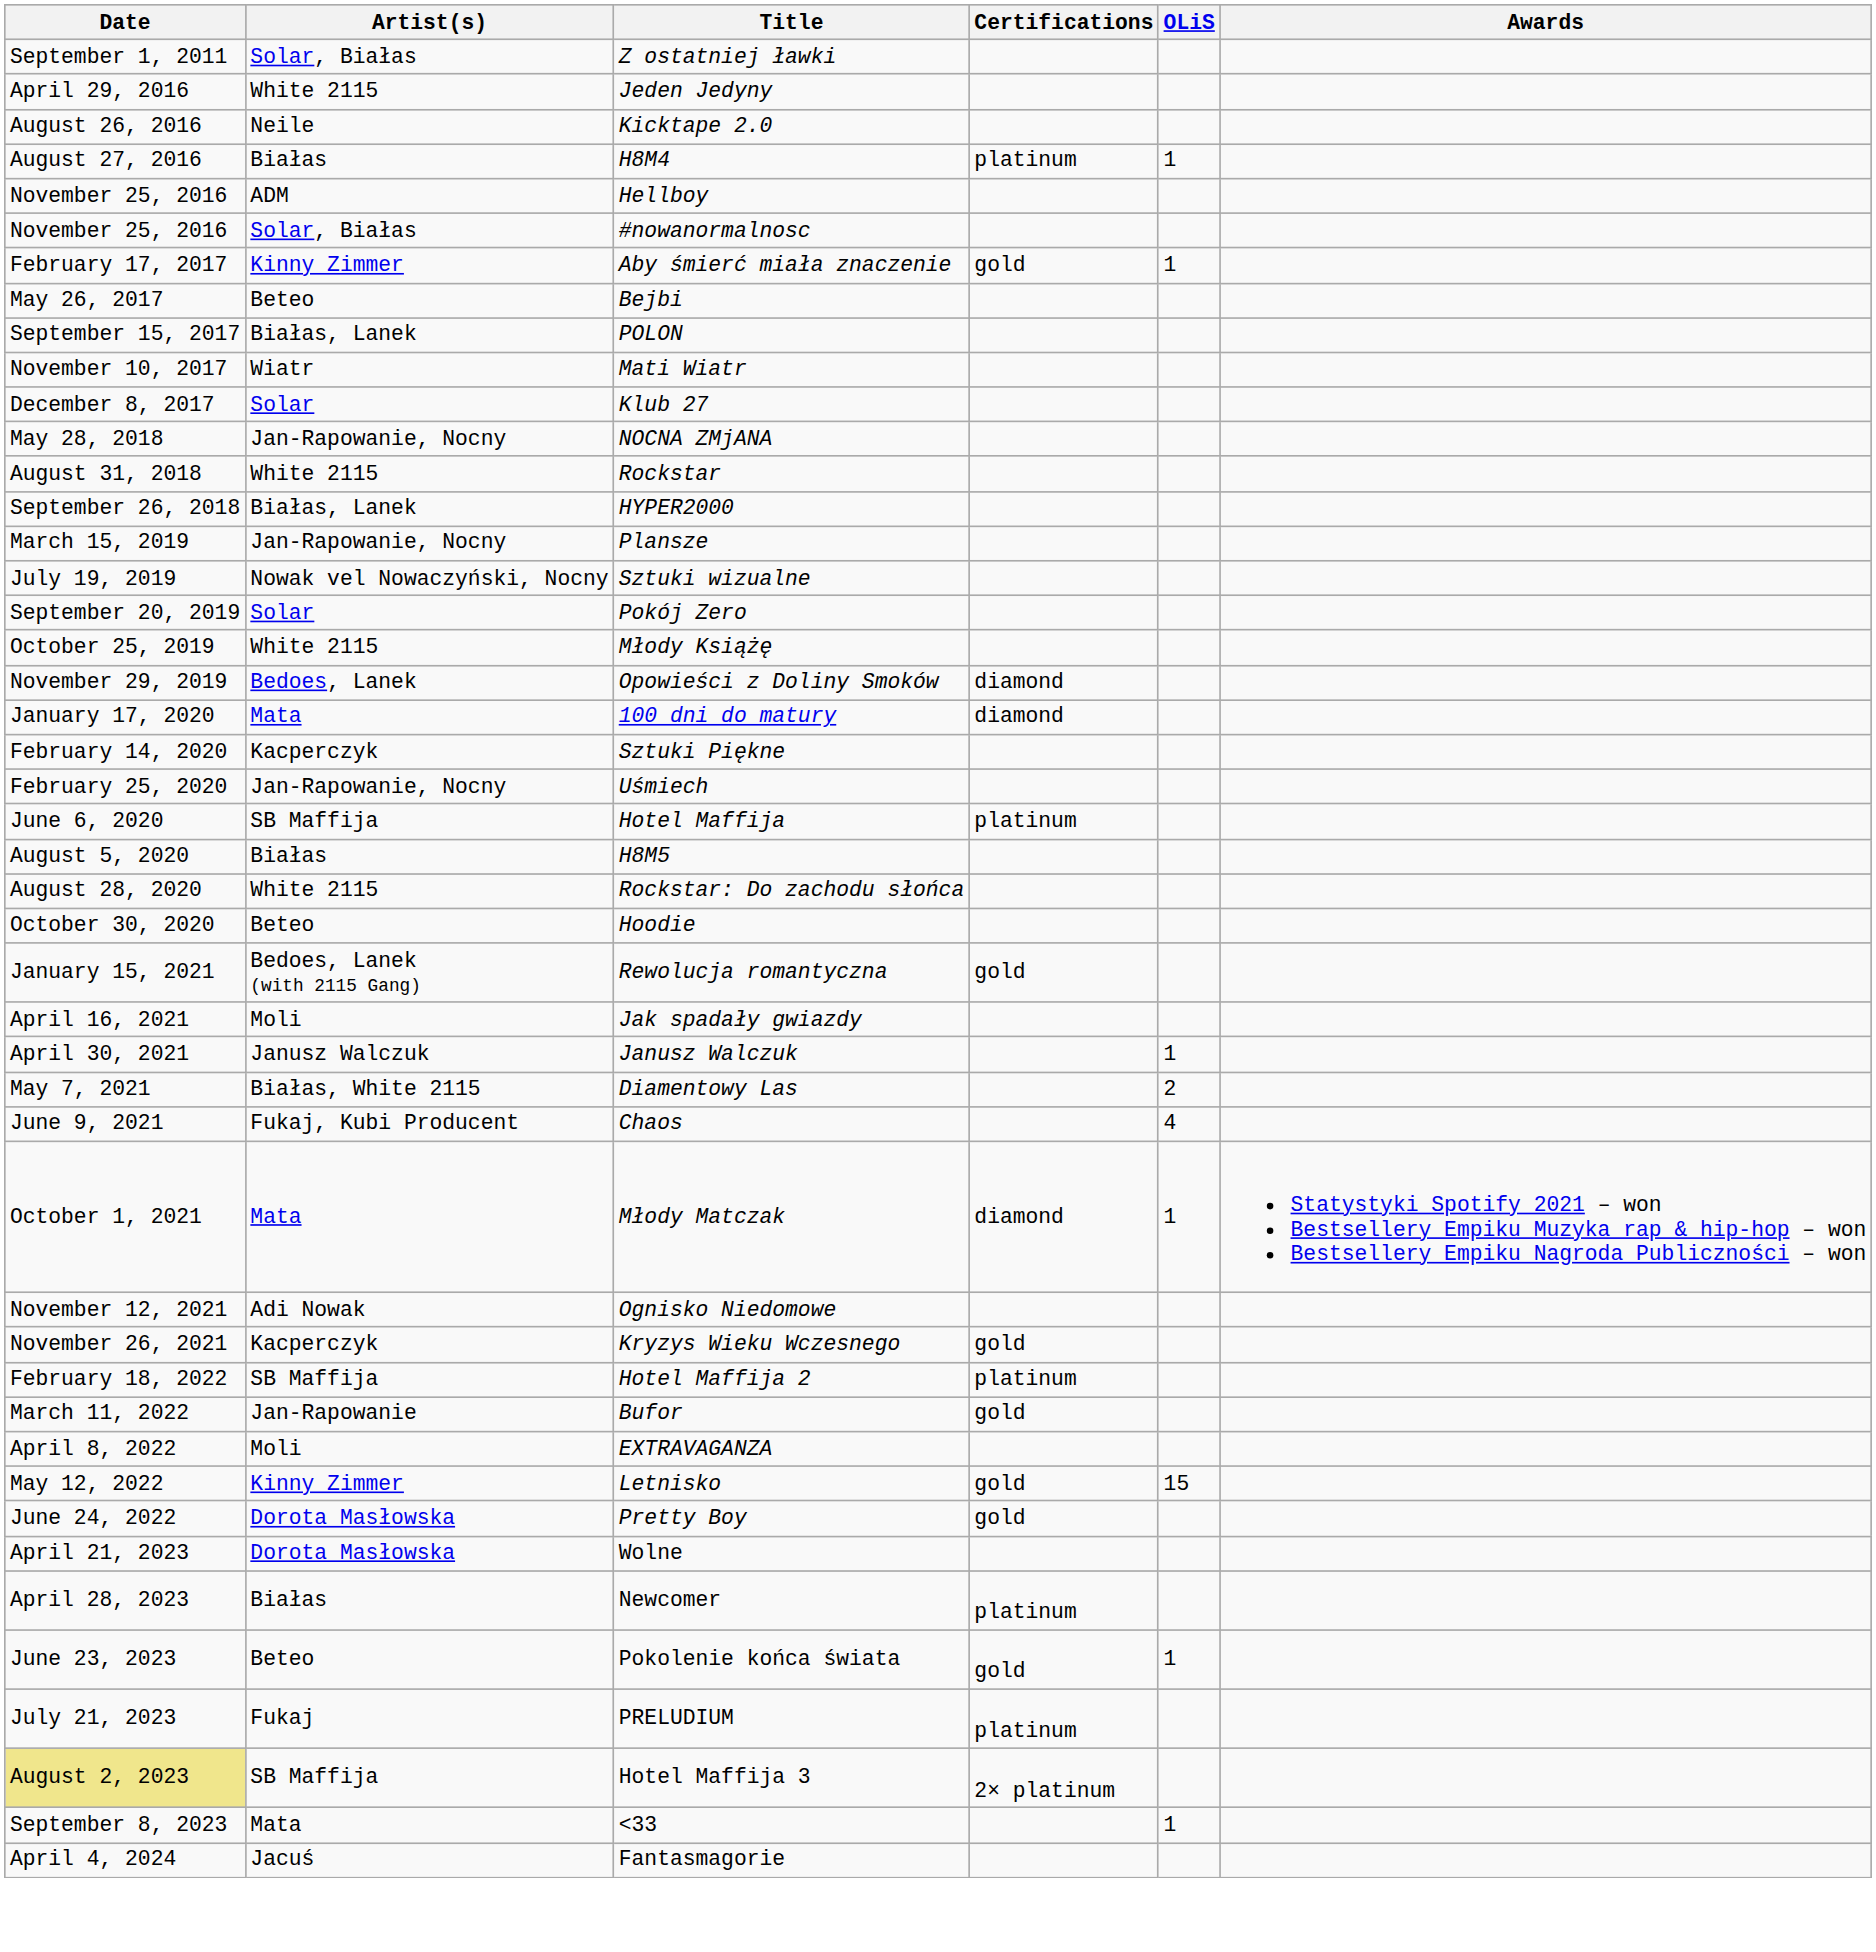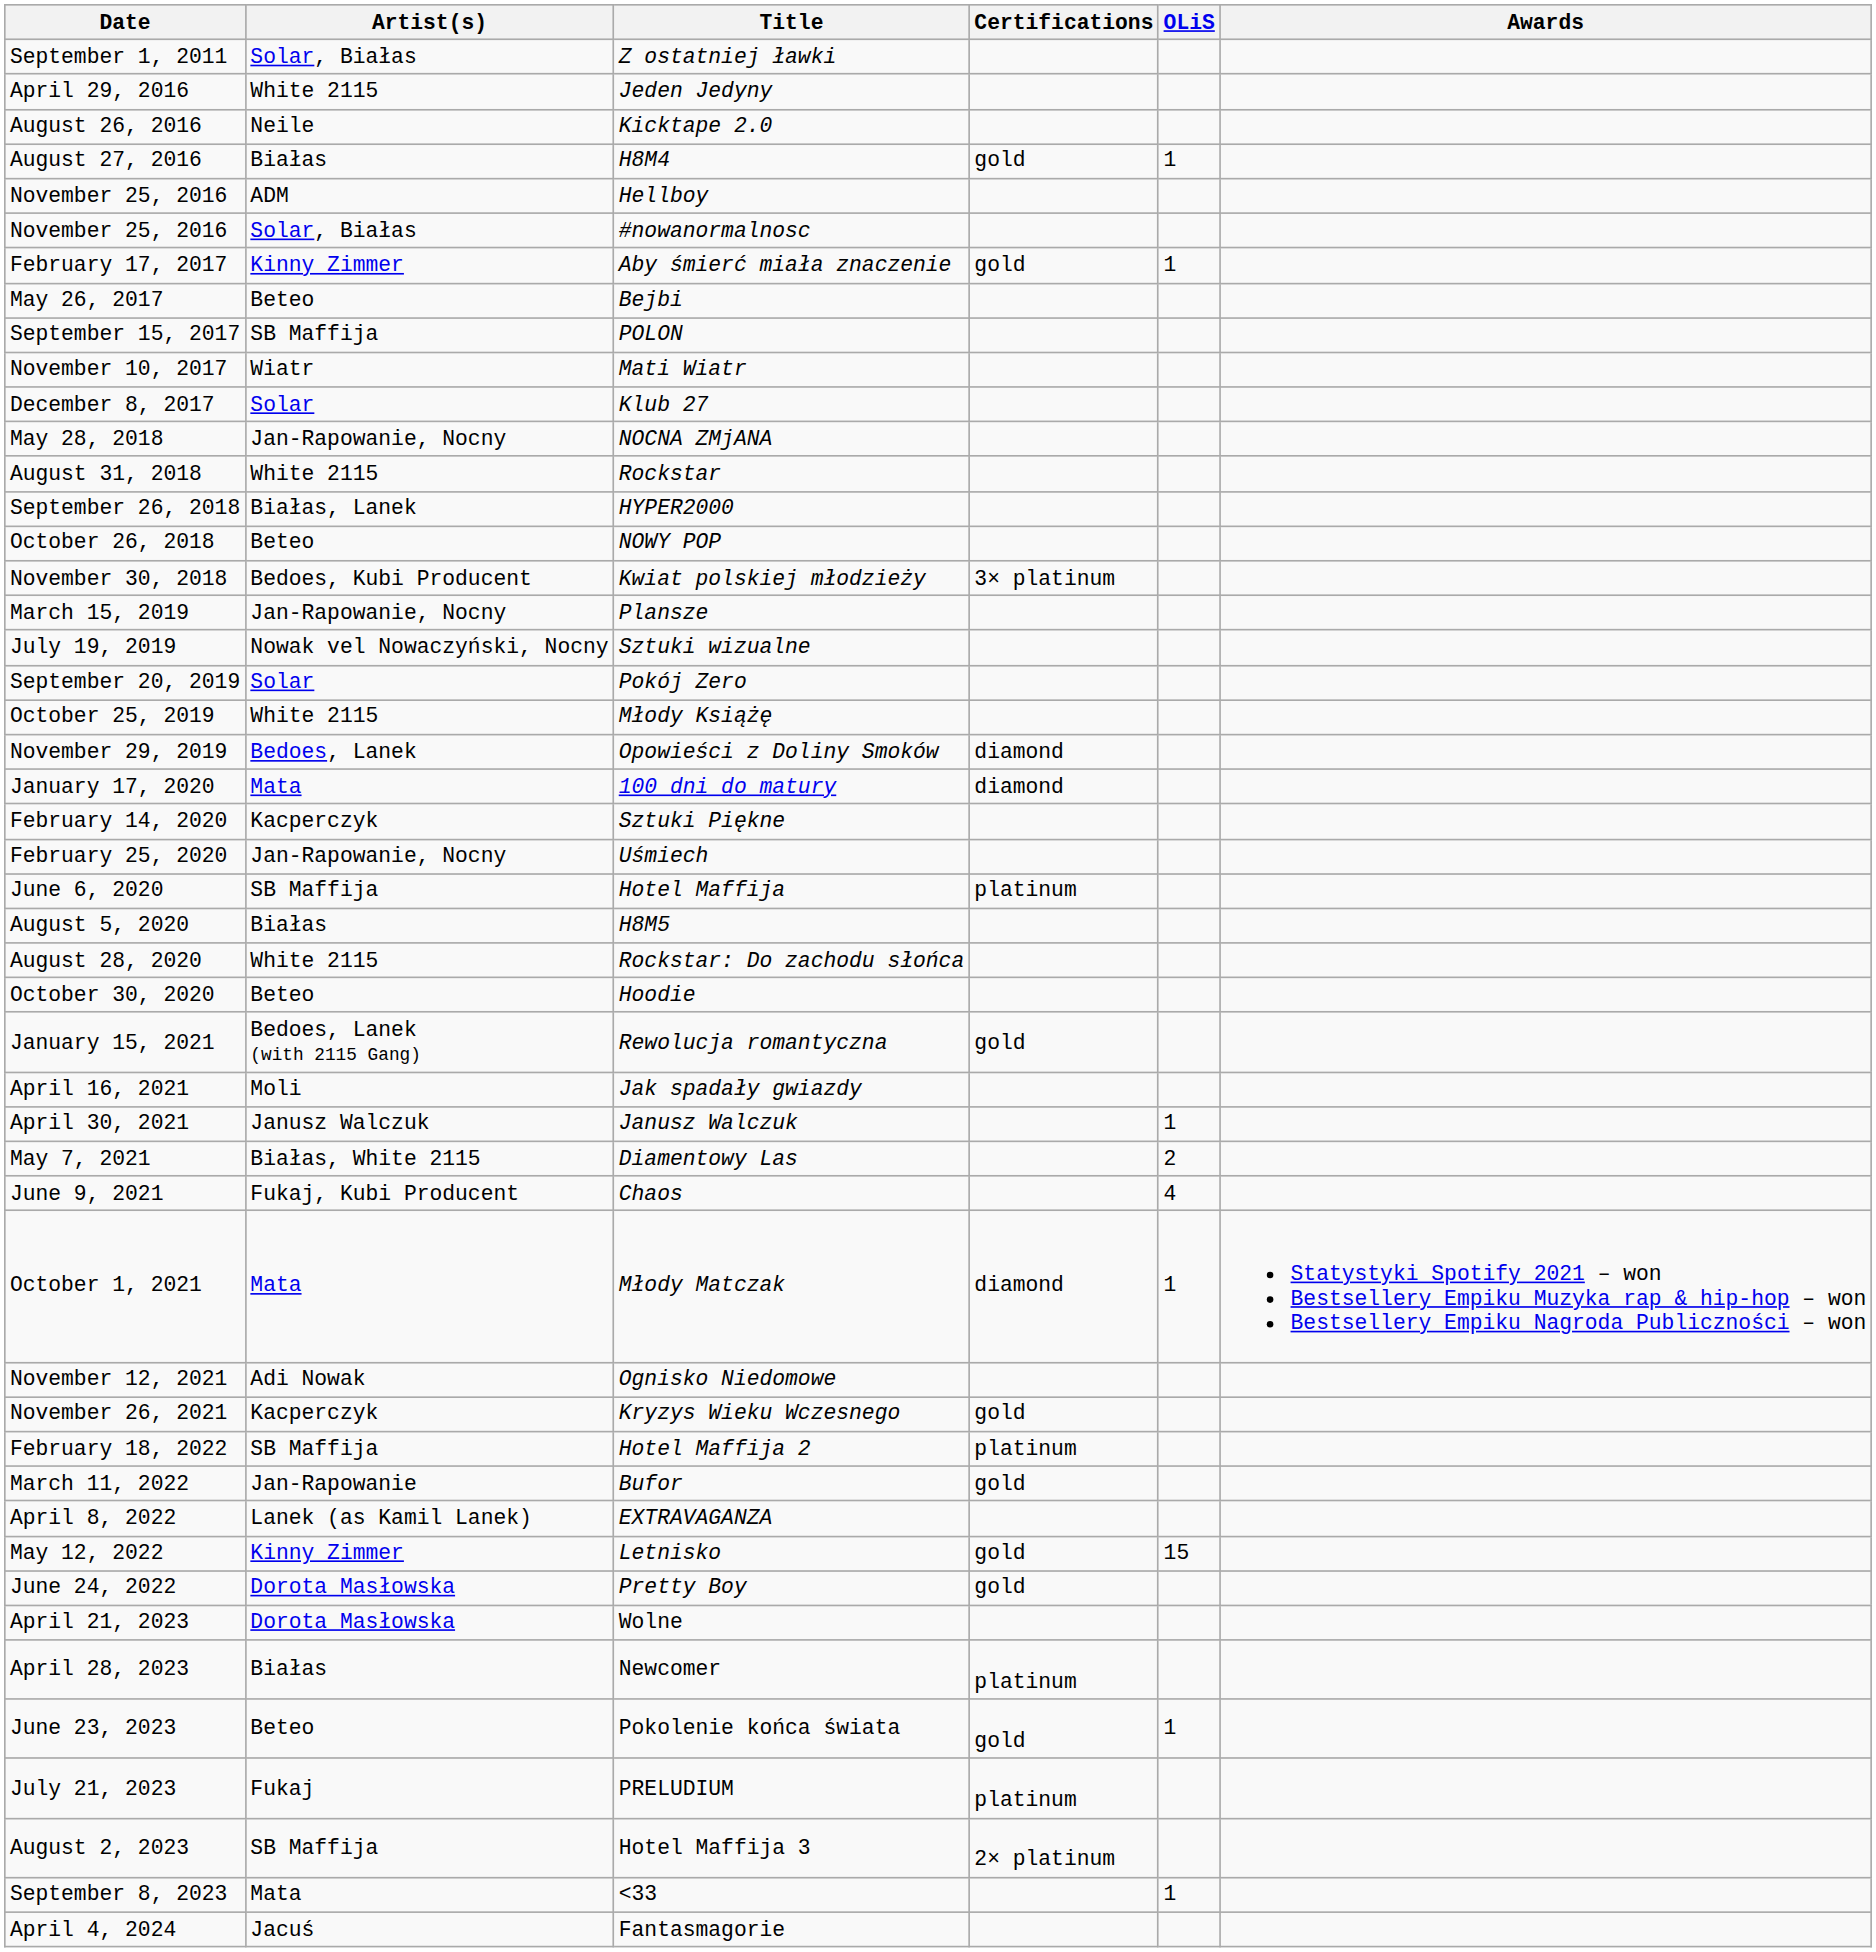(1026, 161) platinum -> (1000, 161) gold
(334, 335) Białas, Lanek -> (314, 335) SB Maffija
+ row: (670, 543)
+ row: (772, 578)
(276, 1449) Moli -> (391, 1518) Lanek (as Kamil Lanek)
(99, 1778) khaki background -> (99, 1848) no background
